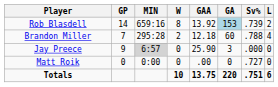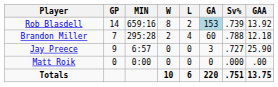columns swapped: (269, 11) <-> (204, 11)
(151, 50) lightgrey background -> (141, 50) no background
(253, 50) .000 -> (234, 50) .727
(253, 62) .727 -> (234, 62) .000
